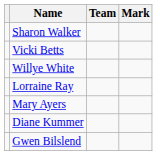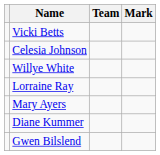- row: (46, 31)
+ row: (50, 50)
